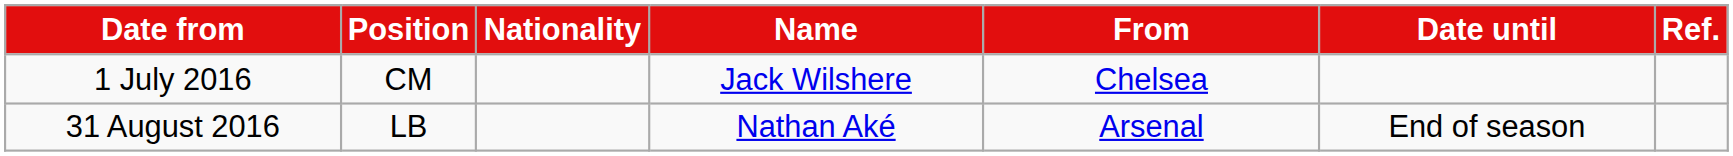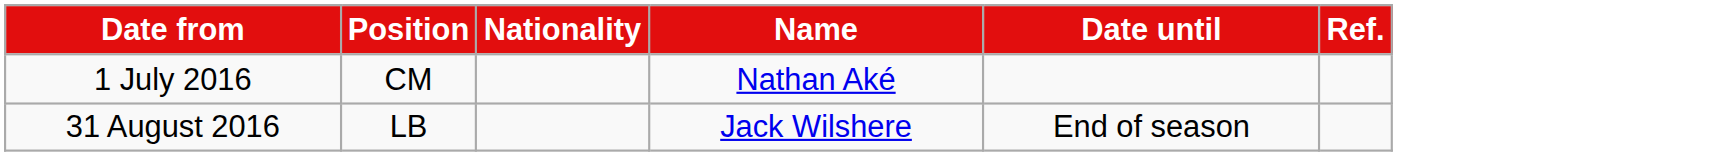- column: (1151, 30)
(816, 78) Jack Wilshere -> (816, 78) Nathan Aké
(816, 127) Nathan Aké -> (816, 127) Jack Wilshere
